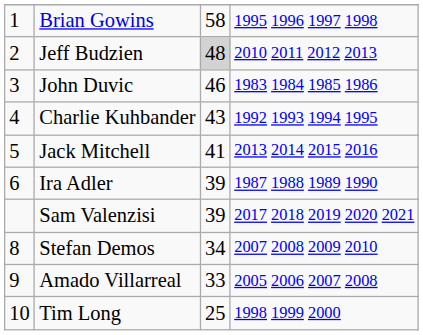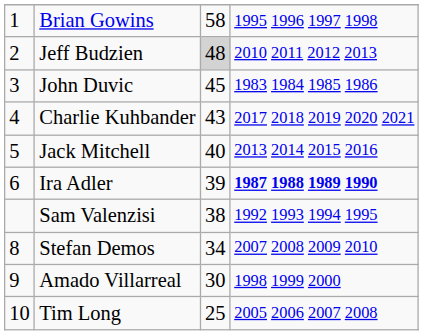(215, 85) 46 -> (215, 85) 45
(306, 118) 1992 1993 1994 1995 -> (324, 118) 2017 2018 2019 2020 2021
(215, 150) 41 -> (215, 150) 40
(306, 183) normal -> (306, 183) bold
(215, 215) 39 -> (215, 215) 38
(324, 215) 2017 2018 2019 2020 2021 -> (306, 215) 1992 1993 1994 1995
(215, 280) 33 -> (215, 280) 30
(306, 280) 2005 2006 2007 2008 -> (287, 280) 1998 1999 2000
(287, 313) 1998 1999 2000 -> (306, 313) 2005 2006 2007 2008
